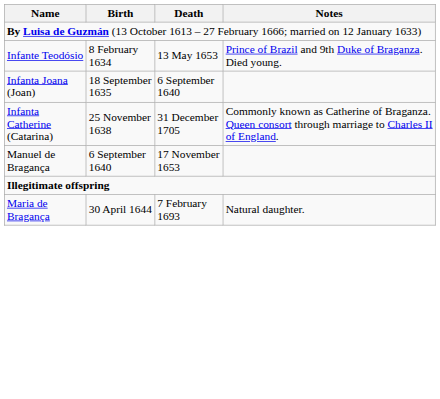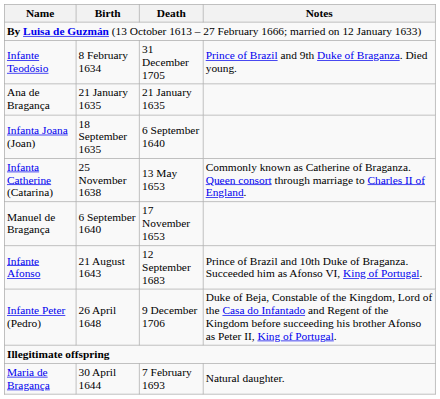(188, 55) 13 May 1653 -> (165, 62) 31 December 1705
+ row: (28, 99)
(188, 123) 31 December 1705 -> (160, 180) 13 May 1653
+ row: (24, 267)
+ row: (36, 317)
